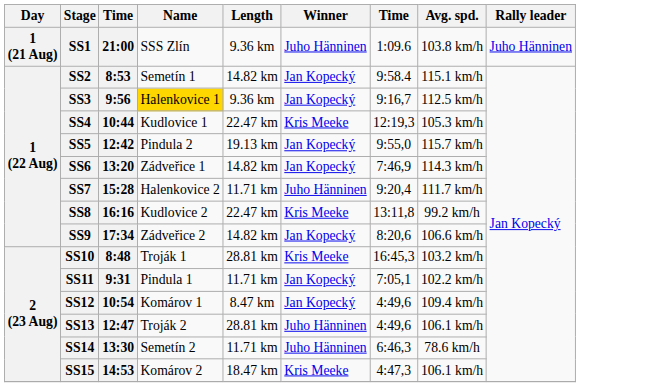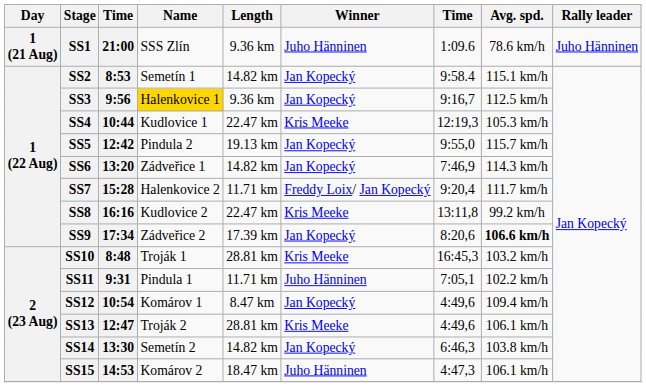(452, 46) 103.8 km/h -> (517, 46) 78.6 km/h
(325, 190) Juho Hänninen -> (357, 190) Freddy Loix/ Jan Kopecký
(252, 235) 14.82 km -> (252, 235) 17.39 km
(452, 235) normal -> (517, 235) bold
(320, 280) Jan Kopecký -> (325, 280) Juho Hänninen
(325, 325) Juho Hänninen -> (316, 325) Kris Meeke
(252, 348) 11.71 km -> (252, 348) 14.82 km
(325, 348) Juho Hänninen -> (320, 348) Jan Kopecký
(452, 348) 78.6 km/h -> (517, 348) 103.8 km/h
(316, 370) Kris Meeke -> (325, 370) Juho Hänninen
